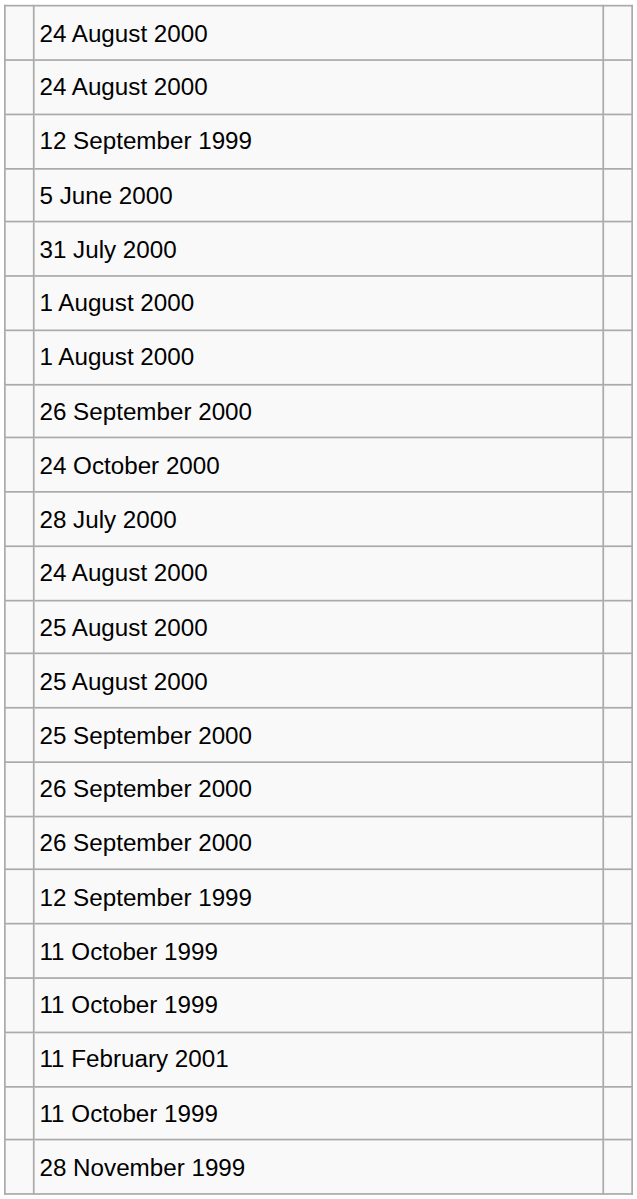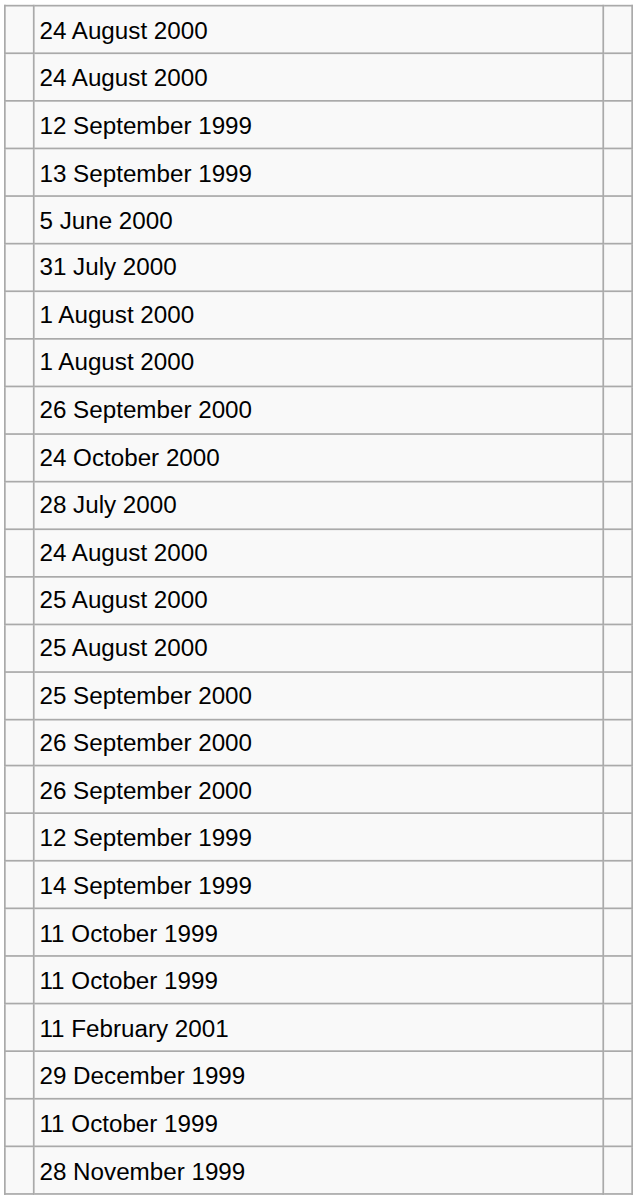+ row: (19, 172)
+ row: (19, 885)
+ row: (19, 1075)
